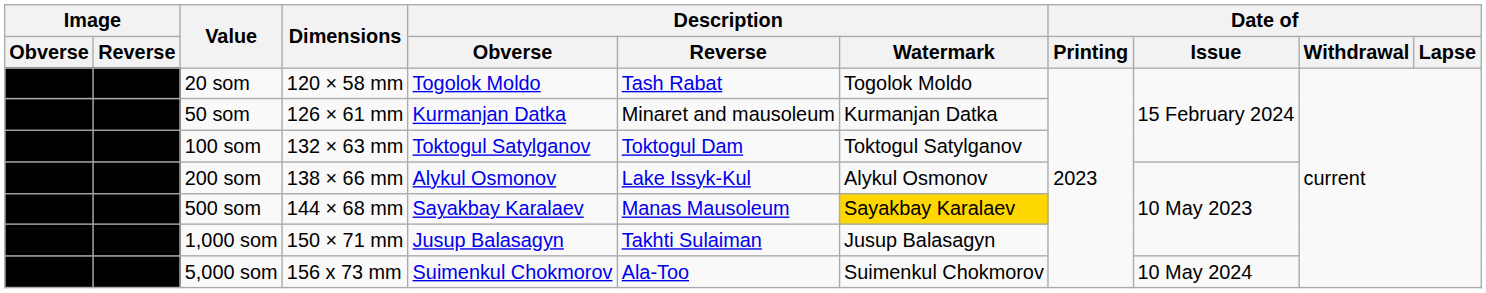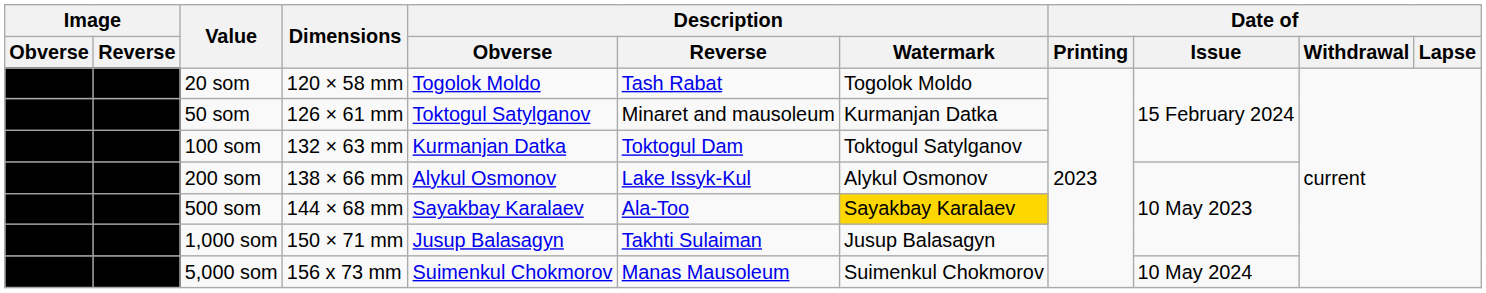(489, 115) Kurmanjan Datka -> (501, 115) Toktogul Satylganov
(501, 146) Toktogul Satylganov -> (489, 146) Kurmanjan Datka
(706, 209) Manas Mausoleum -> (655, 209) Ala-Too
(655, 272) Ala-Too -> (706, 272) Manas Mausoleum
